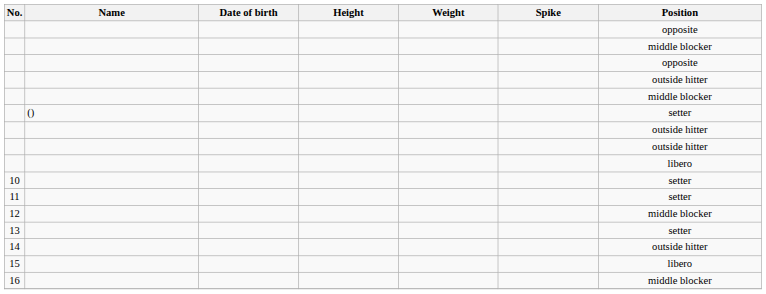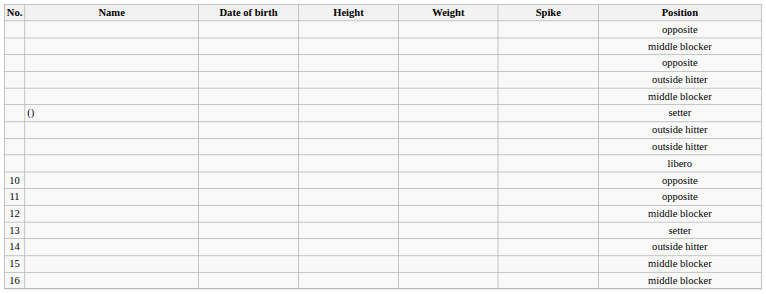(680, 180) setter -> (680, 180) opposite
(680, 197) setter -> (680, 197) opposite
(680, 264) libero -> (680, 264) middle blocker
